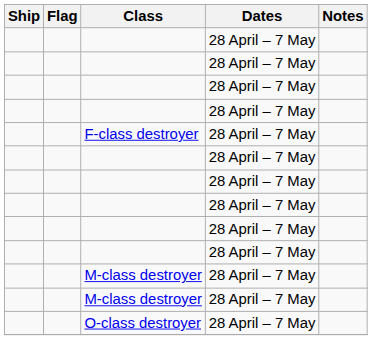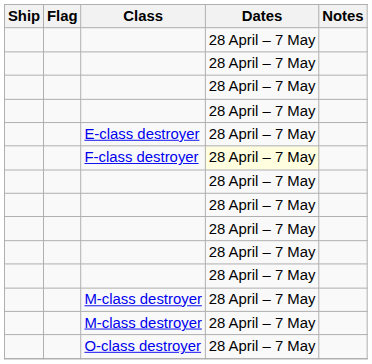+ row: (24, 134)
(262, 134) no background -> (262, 157) lightyellow background
